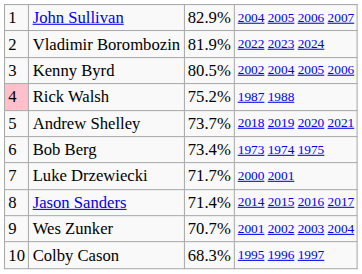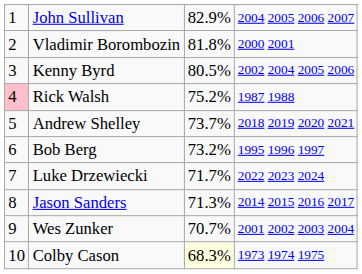(209, 44) 81.9% -> (209, 44) 81.8%
(281, 44) 2022 2023 2024 -> (266, 44) 2000 2001
(209, 149) 73.4% -> (209, 149) 73.2%
(281, 149) 1973 1974 1975 -> (281, 149) 1995 1996 1997
(266, 176) 2000 2001 -> (281, 176) 2022 2023 2024
(209, 202) 71.4% -> (209, 202) 71.3%
(209, 255) no background -> (209, 255) lightyellow background
(281, 255) 1995 1996 1997 -> (281, 255) 1973 1974 1975
